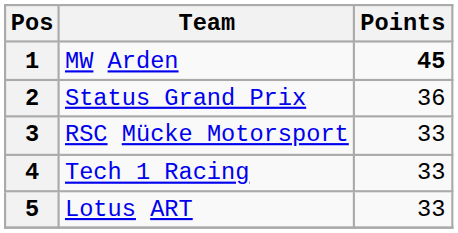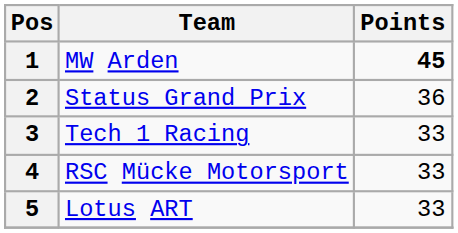(207, 135) RSC Mücke Motorsport -> (157, 135) Tech 1 Racing
(157, 173) Tech 1 Racing -> (207, 173) RSC Mücke Motorsport
